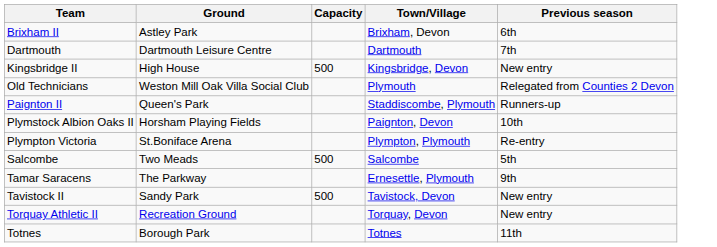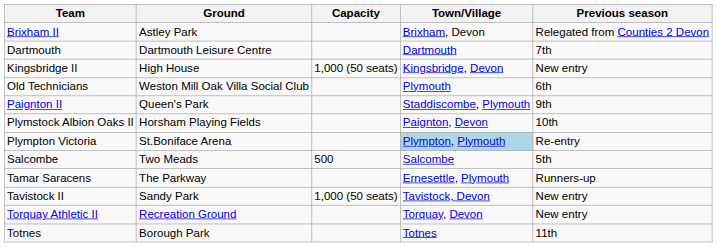(508, 31) 6th -> (622, 31) Relegated from Counties 2 Devon
(324, 68) 500 -> (356, 68) 1,000 (50 seats)
(587, 86) Relegated from Counties 2 Devon -> (544, 86) 6th
(530, 104) Runners-up -> (544, 104) 9th
(419, 141) no background -> (454, 141) lightblue background
(508, 178) 9th -> (566, 178) Runners-up
(324, 196) 500 -> (356, 196) 1,000 (50 seats)
